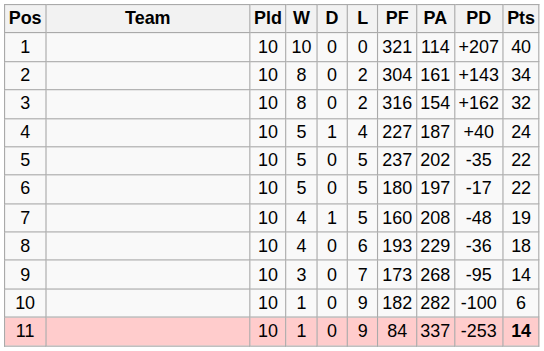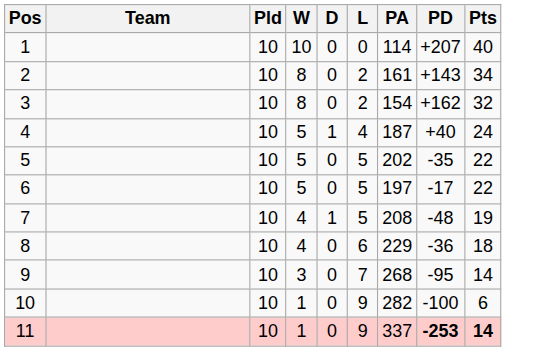- column: (397, 18)
(479, 331) normal -> (441, 331) bold
